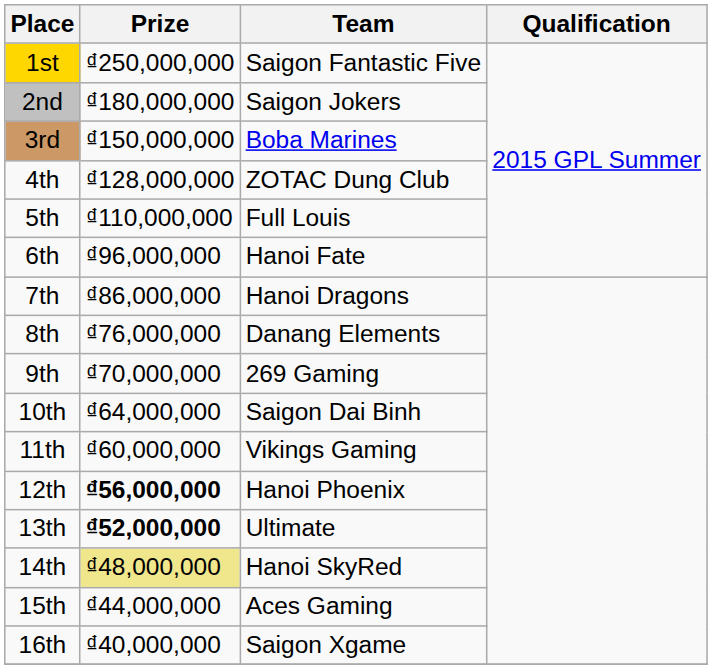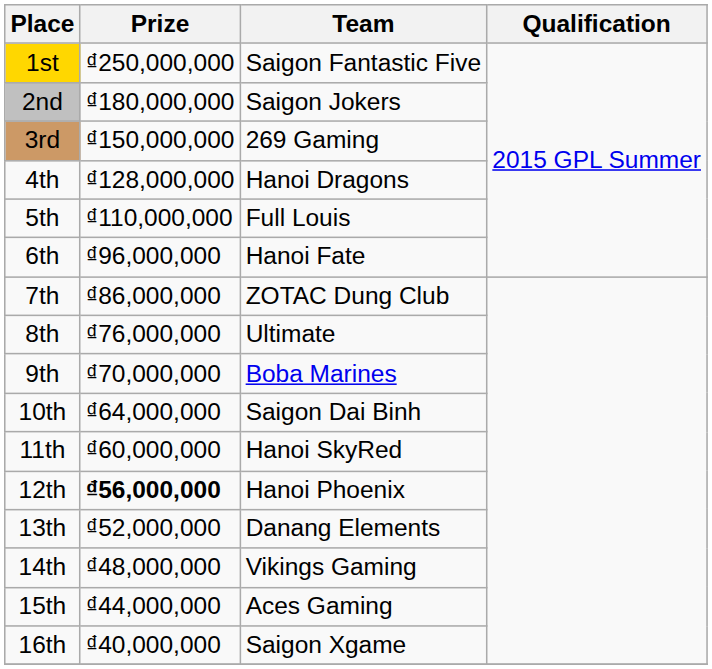(321, 140) Boba Marines -> (312, 140) 269 Gaming
(347, 179) ZOTAC Dung Club -> (327, 179) Hanoi Dragons
(327, 295) Hanoi Dragons -> (347, 295) ZOTAC Dung Club
(343, 334) Danang Elements -> (291, 334) Ultimate
(312, 373) 269 Gaming -> (321, 373) Boba Marines
(331, 450) Vikings Gaming -> (324, 450) Hanoi SkyRed
(153, 528) bold -> (153, 528) normal
(291, 528) Ultimate -> (343, 528) Danang Elements
(153, 567) khaki background -> (153, 567) no background
(324, 567) Hanoi SkyRed -> (331, 567) Vikings Gaming
